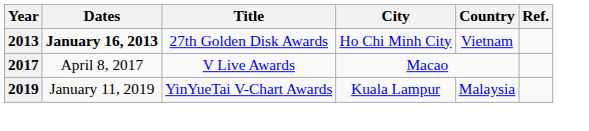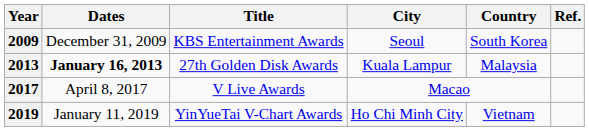+ row: (23, 41)
(396, 41) Ho Chi Minh City -> (407, 65) Kuala Lampur
(487, 41) Vietnam -> (509, 65) Malaysia
(396, 89) Kuala Lampur -> (407, 114) Ho Chi Minh City
(487, 89) Malaysia -> (509, 114) Vietnam
